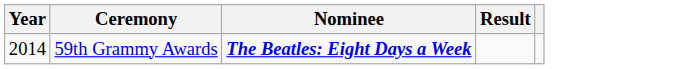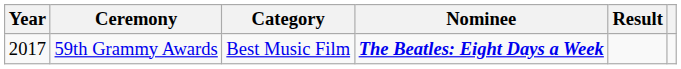+ column: (288, 19)
(27, 48) 2014 -> (27, 48) 2017
